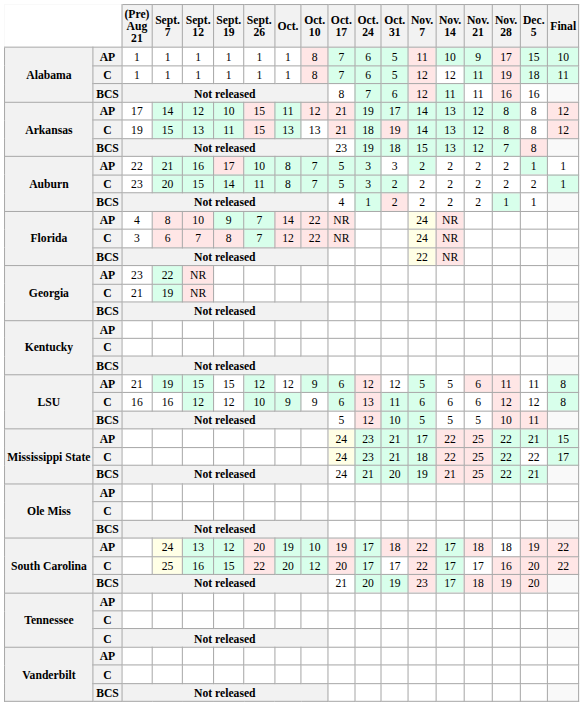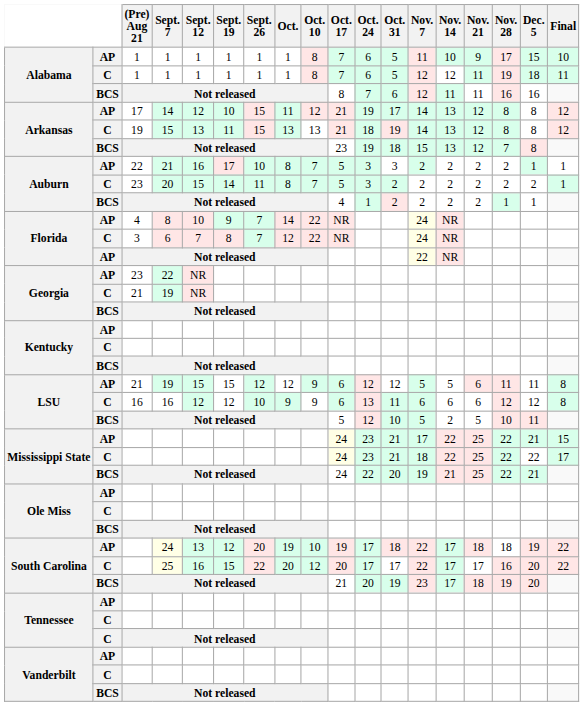(107, 257) BCS -> (107, 257) AP
(450, 420) 5 -> (450, 420) 2
(368, 475) 21 -> (368, 475) 22
